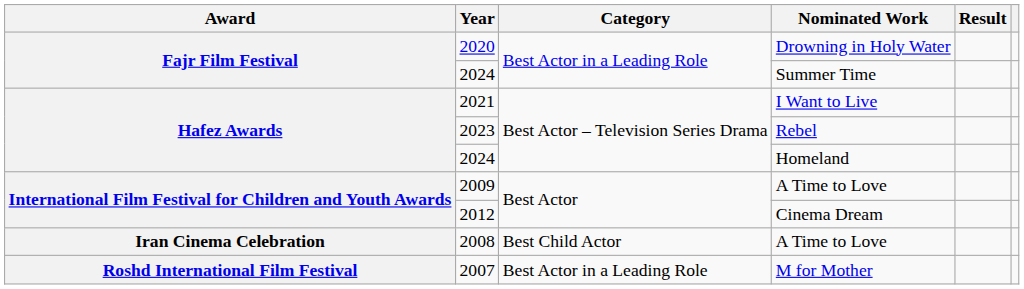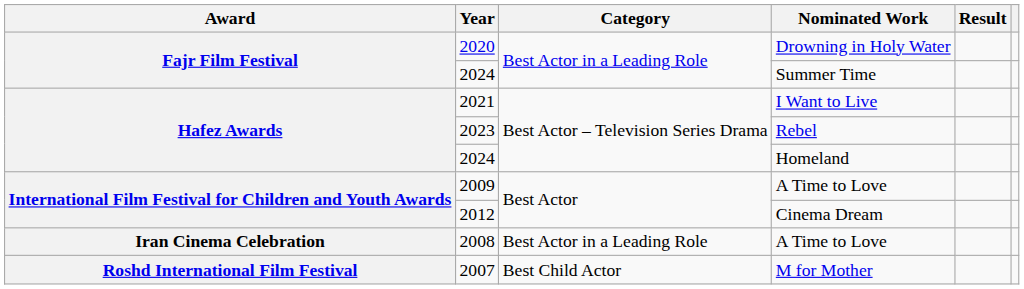(562, 241) Best Child Actor -> (605, 241) Best Actor in a Leading Role
(605, 269) Best Actor in a Leading Role -> (562, 269) Best Child Actor
